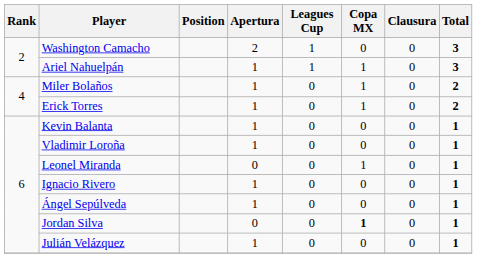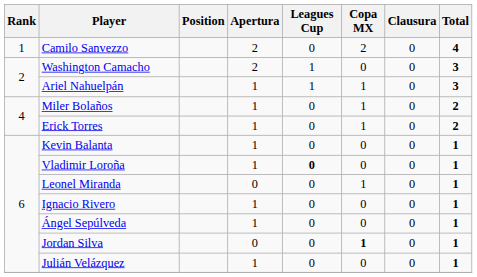+ row: (85, 47)
(312, 145) normal -> (312, 164) bold
